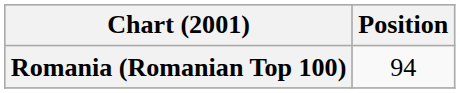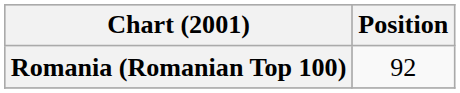(403, 66) 94 -> (403, 66) 92
